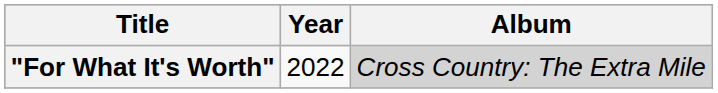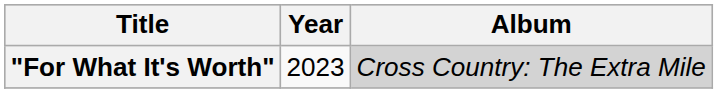(316, 66) 2022 -> (316, 66) 2023
